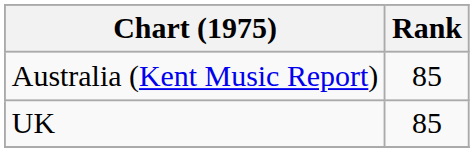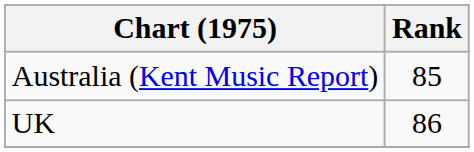(427, 123) 85 -> (427, 123) 86
